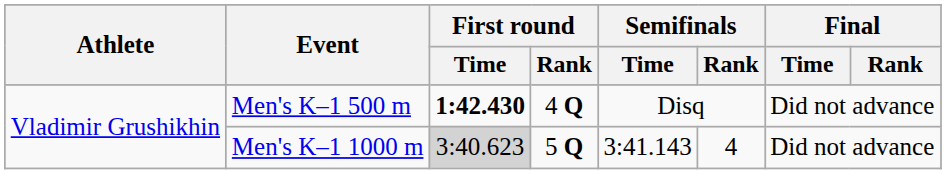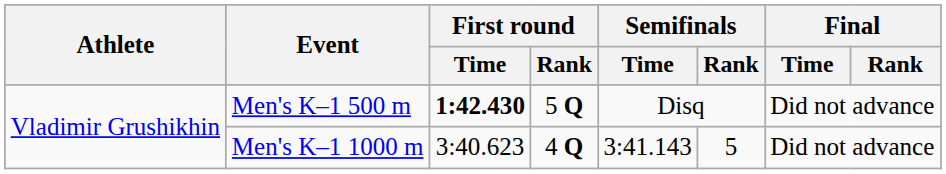(564, 105) 4 Q -> (564, 105) 5 Q
(480, 147) lightgrey background -> (480, 147) no background
(564, 147) 5 Q -> (564, 147) 4 Q
(731, 147) 4 -> (731, 147) 5
